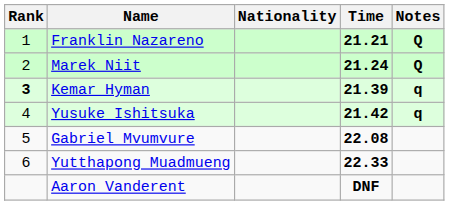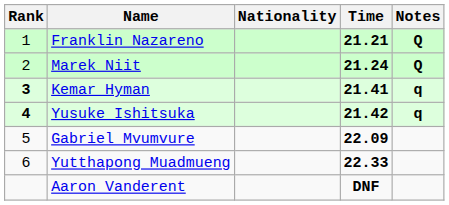(366, 90) 21.39 -> (366, 90) 21.41
(26, 114) normal -> (26, 114) bold
(366, 139) 22.08 -> (366, 139) 22.09
